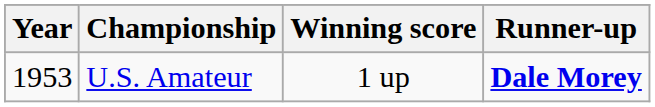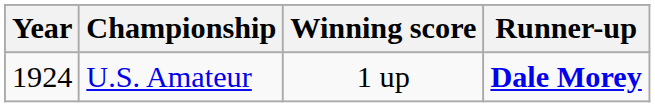(42, 76) 1953 -> (42, 76) 1924
